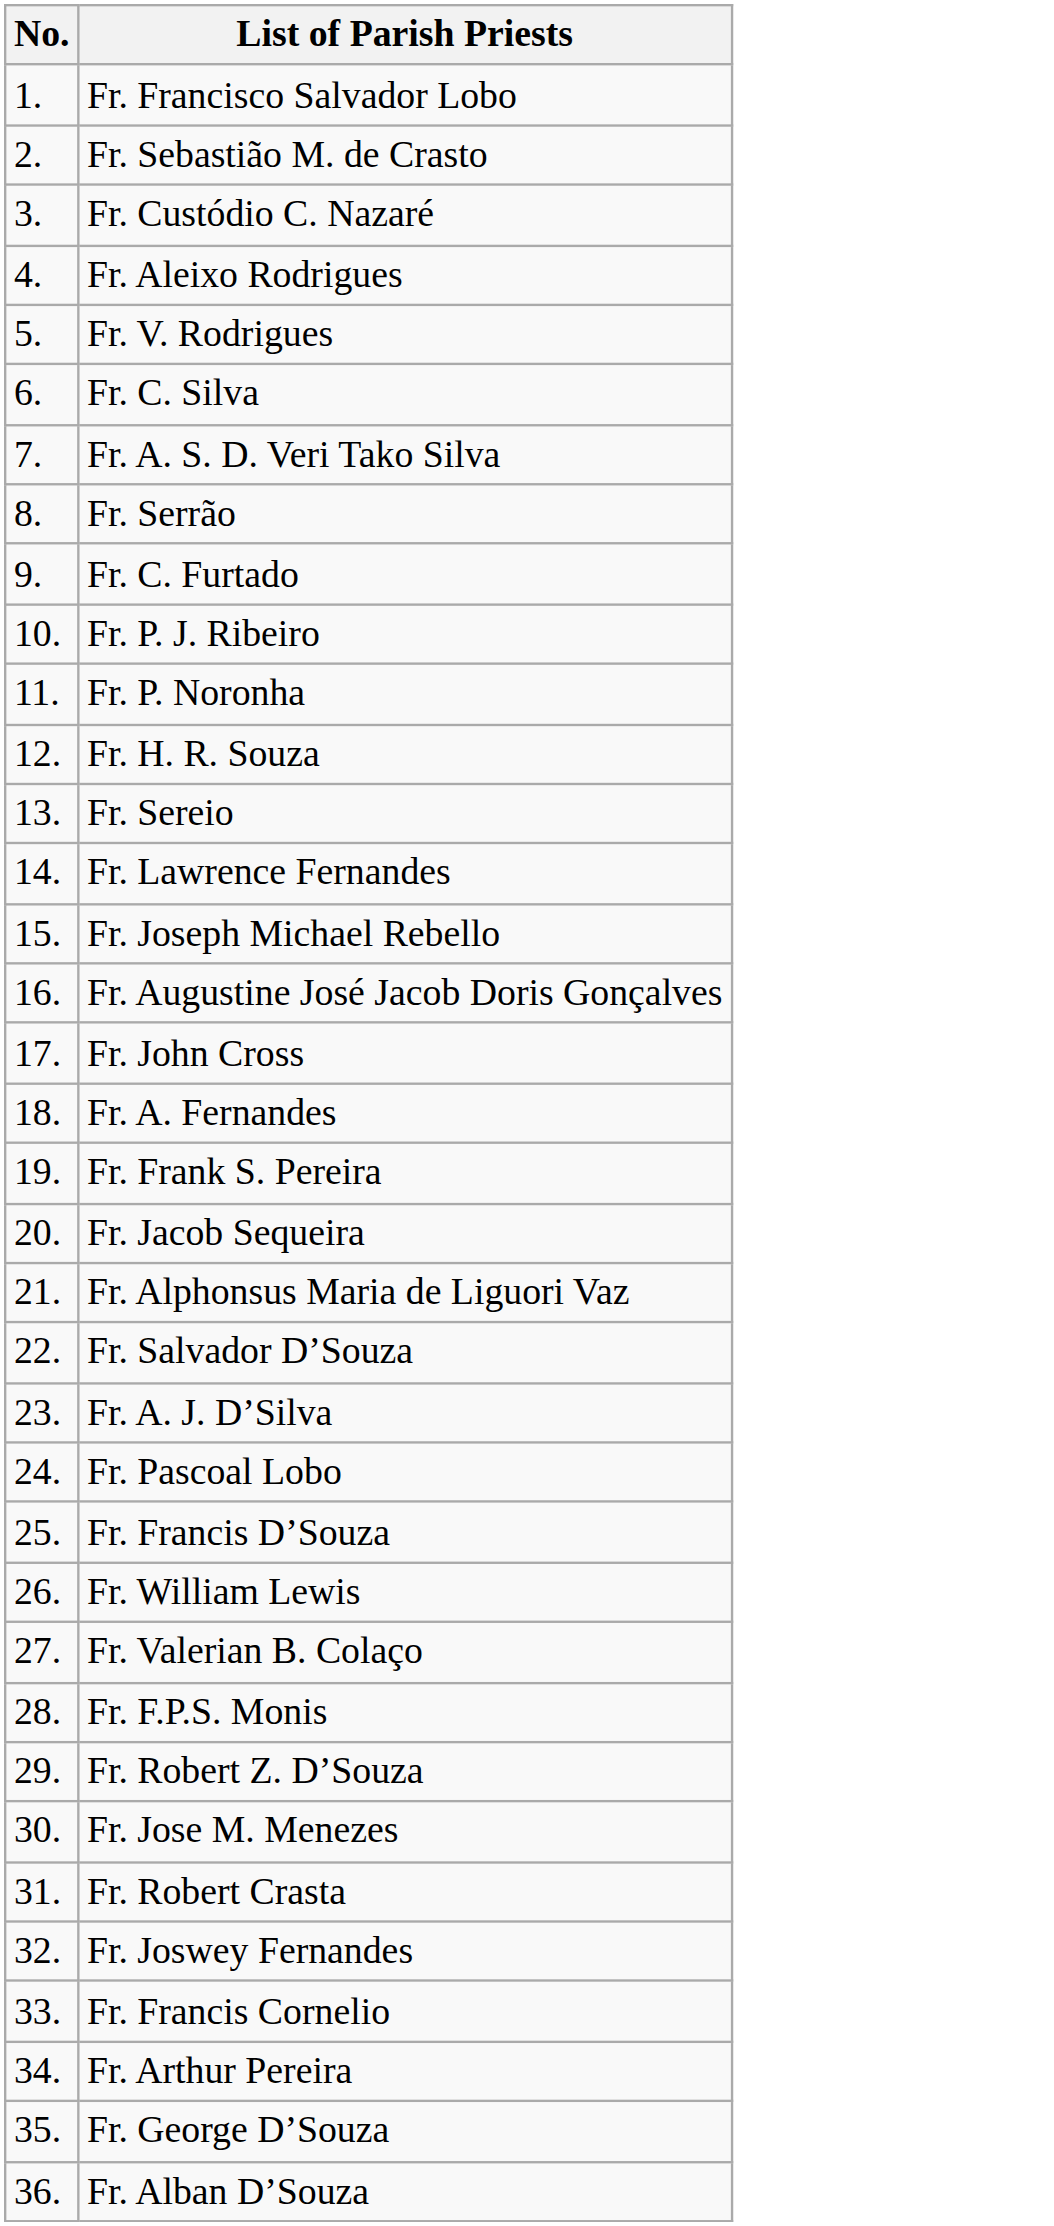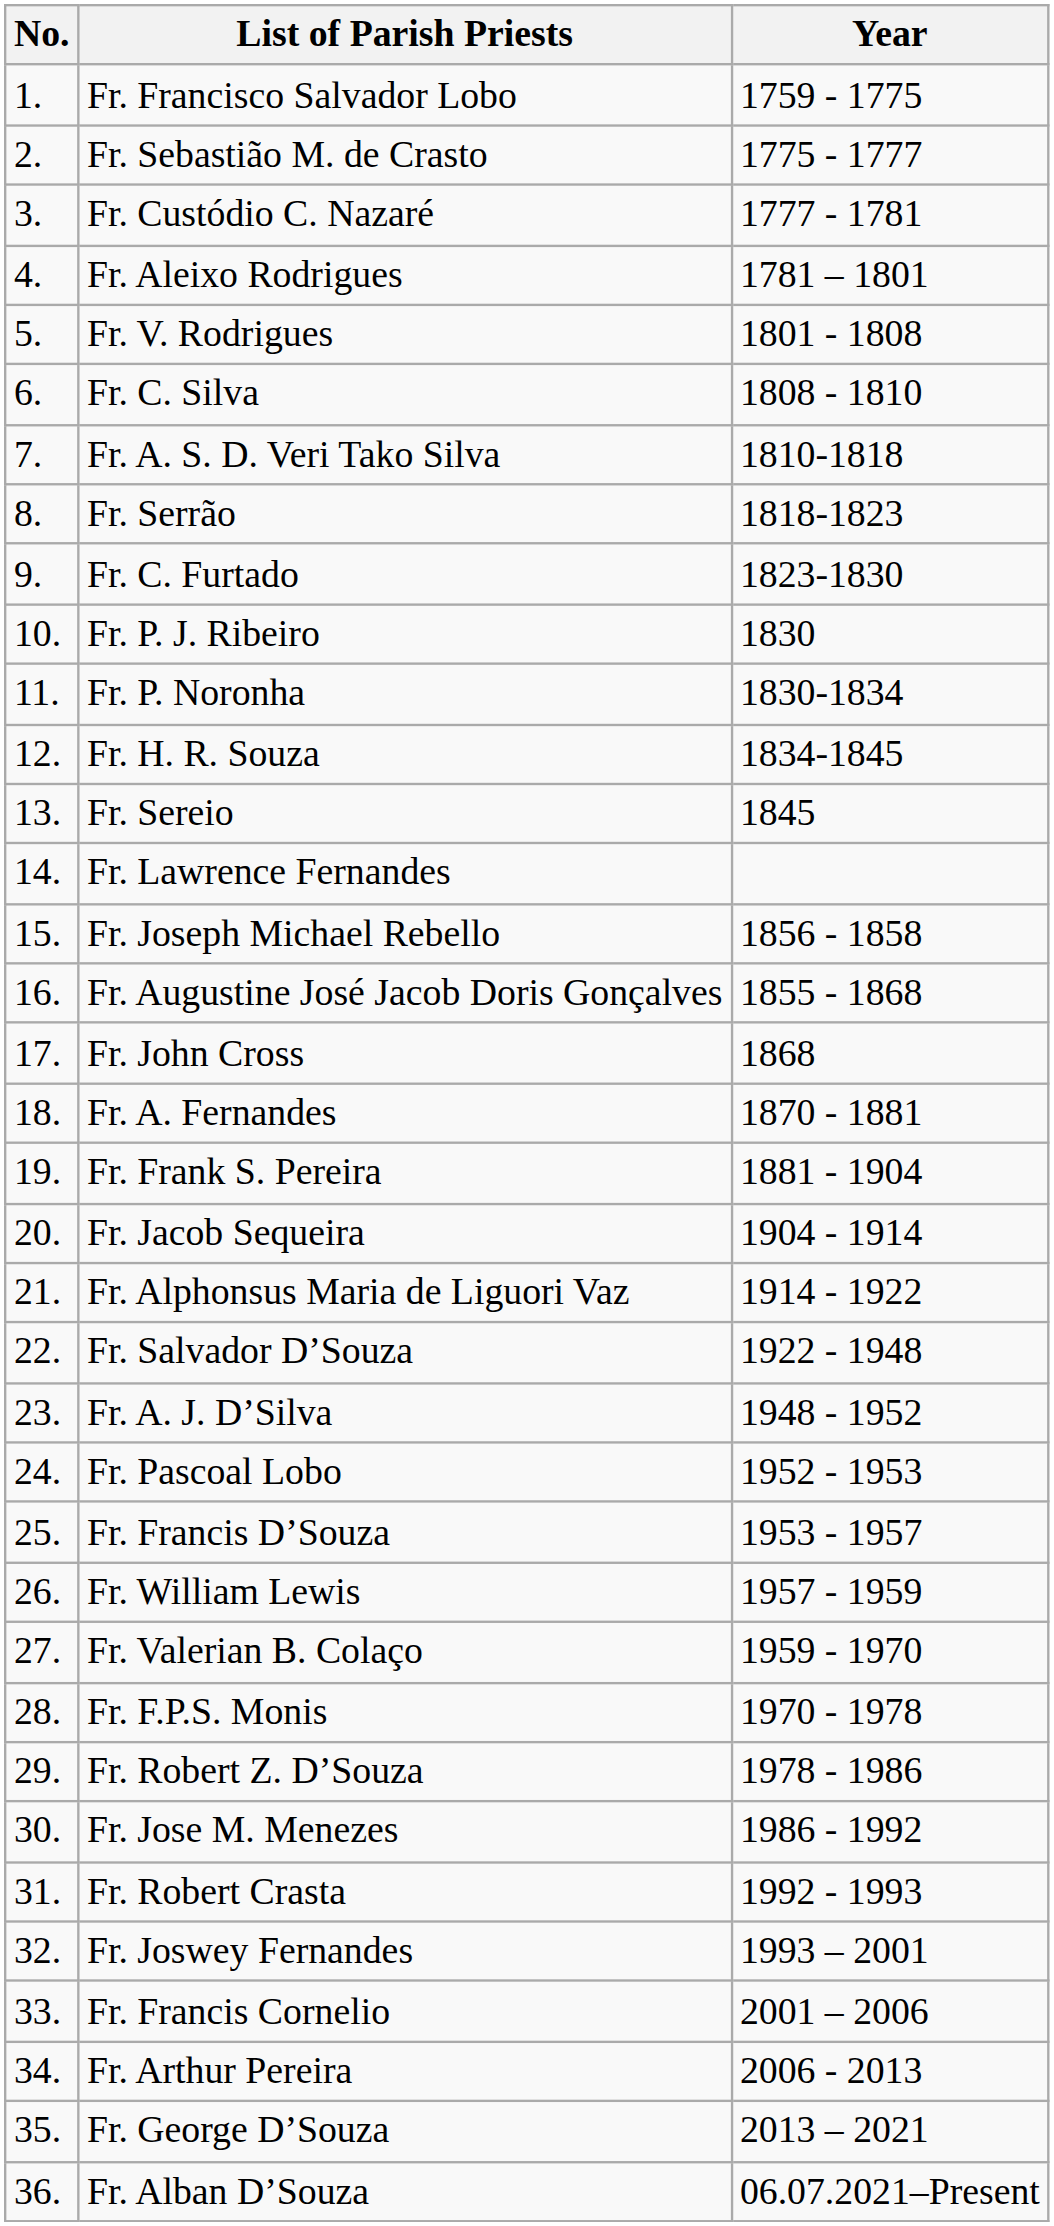+ column: (890, 34)
